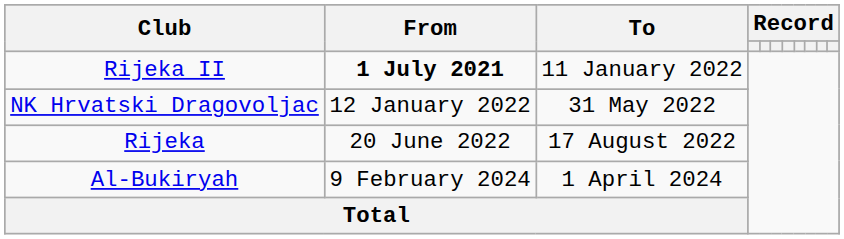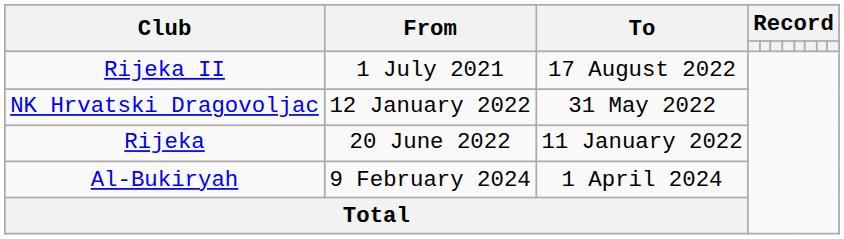(430, 70) bold -> (430, 70) normal
(642, 70) 11 January 2022 -> (642, 70) 17 August 2022
(642, 143) 17 August 2022 -> (642, 143) 11 January 2022
